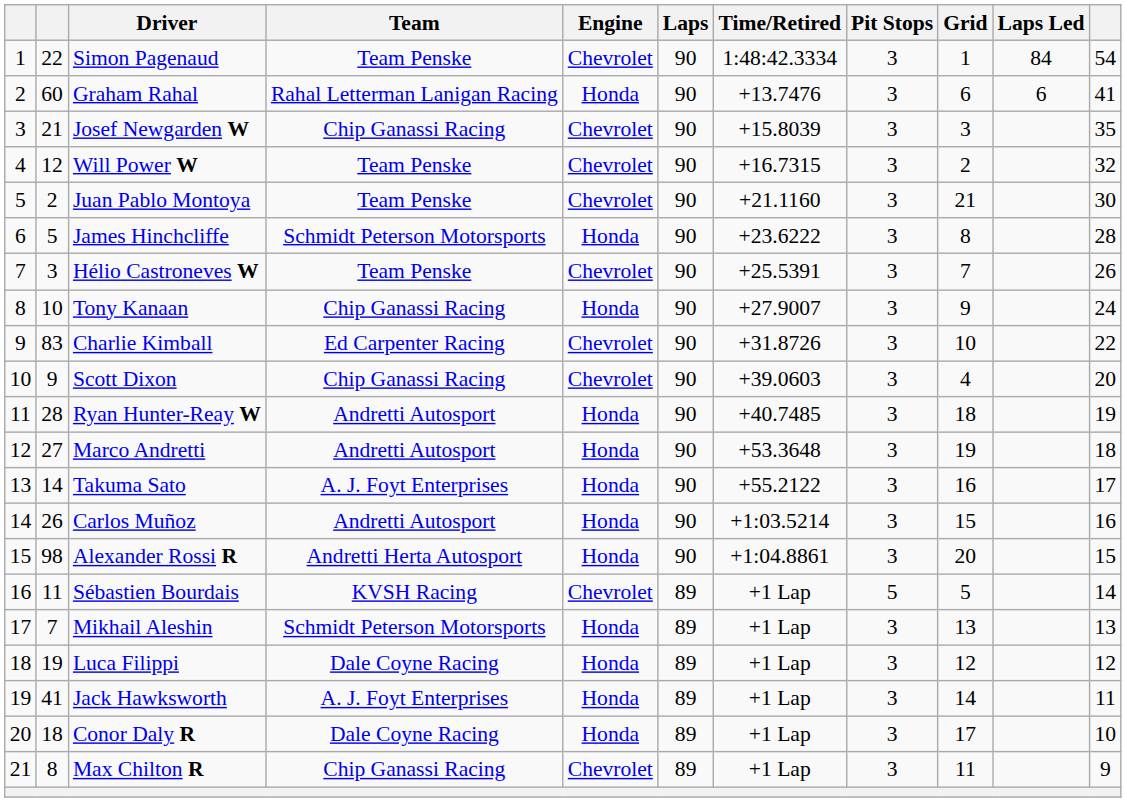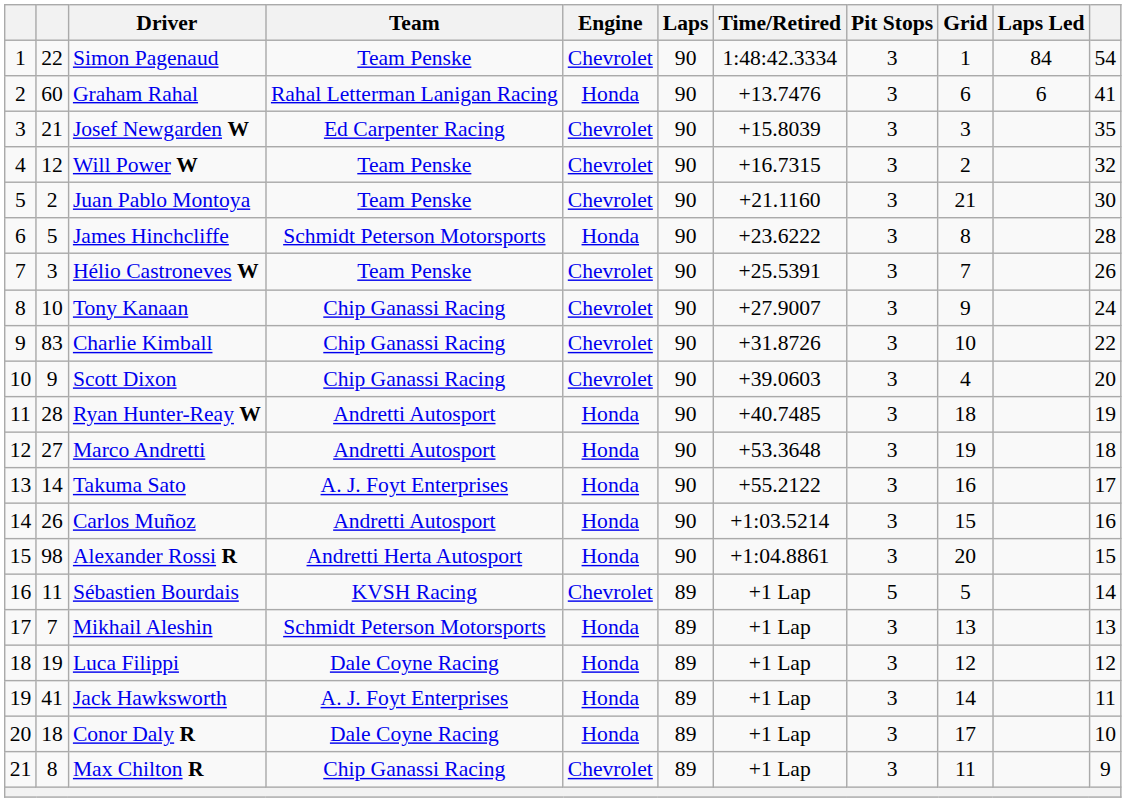(414, 129) Chip Ganassi Racing -> (414, 129) Ed Carpenter Racing
(610, 307) Honda -> (610, 307) Chevrolet
(414, 342) Ed Carpenter Racing -> (414, 342) Chip Ganassi Racing
